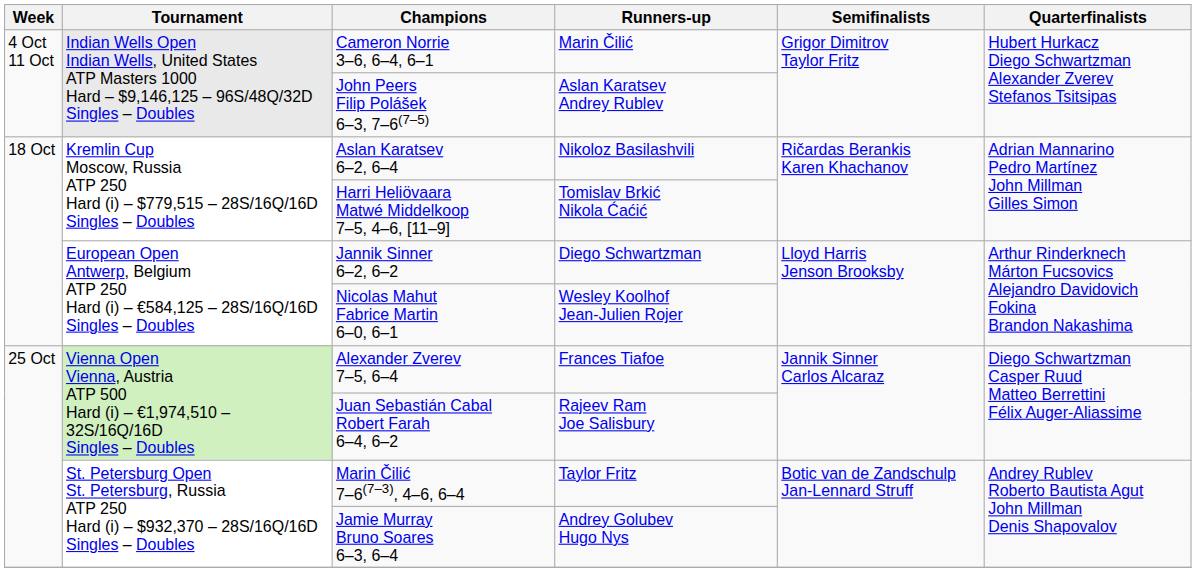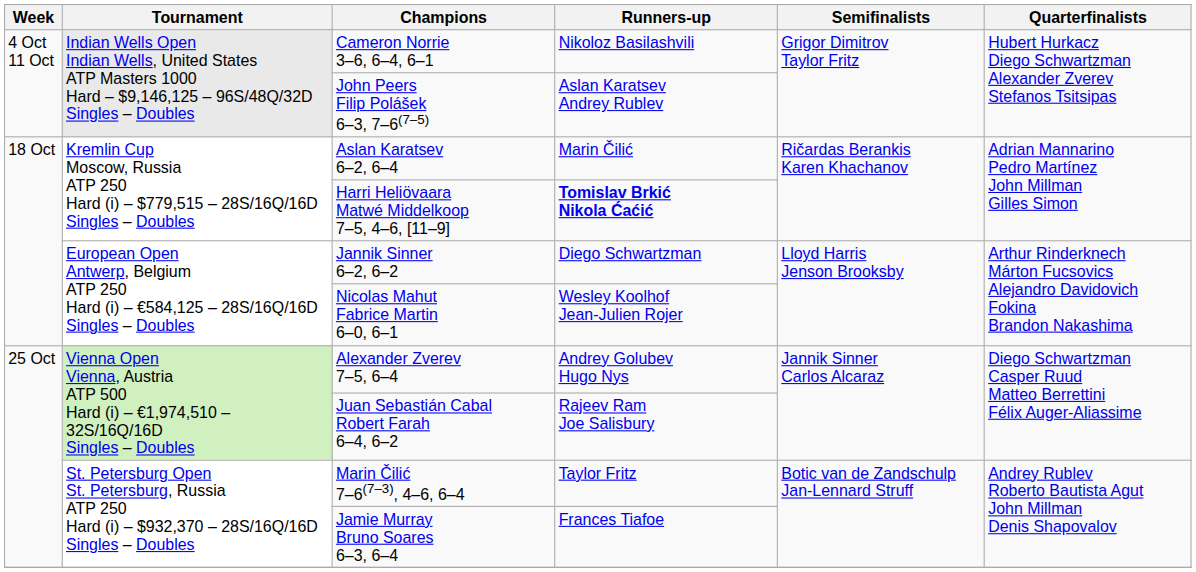(596, 43) Marin Čilić -> (626, 43) Nikoloz Basilashvili
(626, 150) Nikoloz Basilashvili -> (596, 150) Marin Čilić
(610, 202) normal -> (615, 202) bold
(611, 358) Frances Tiafoe -> (616, 367) Andrey Golubev Hugo Nys
(616, 528) Andrey Golubev Hugo Nys -> (611, 519) Frances Tiafoe
